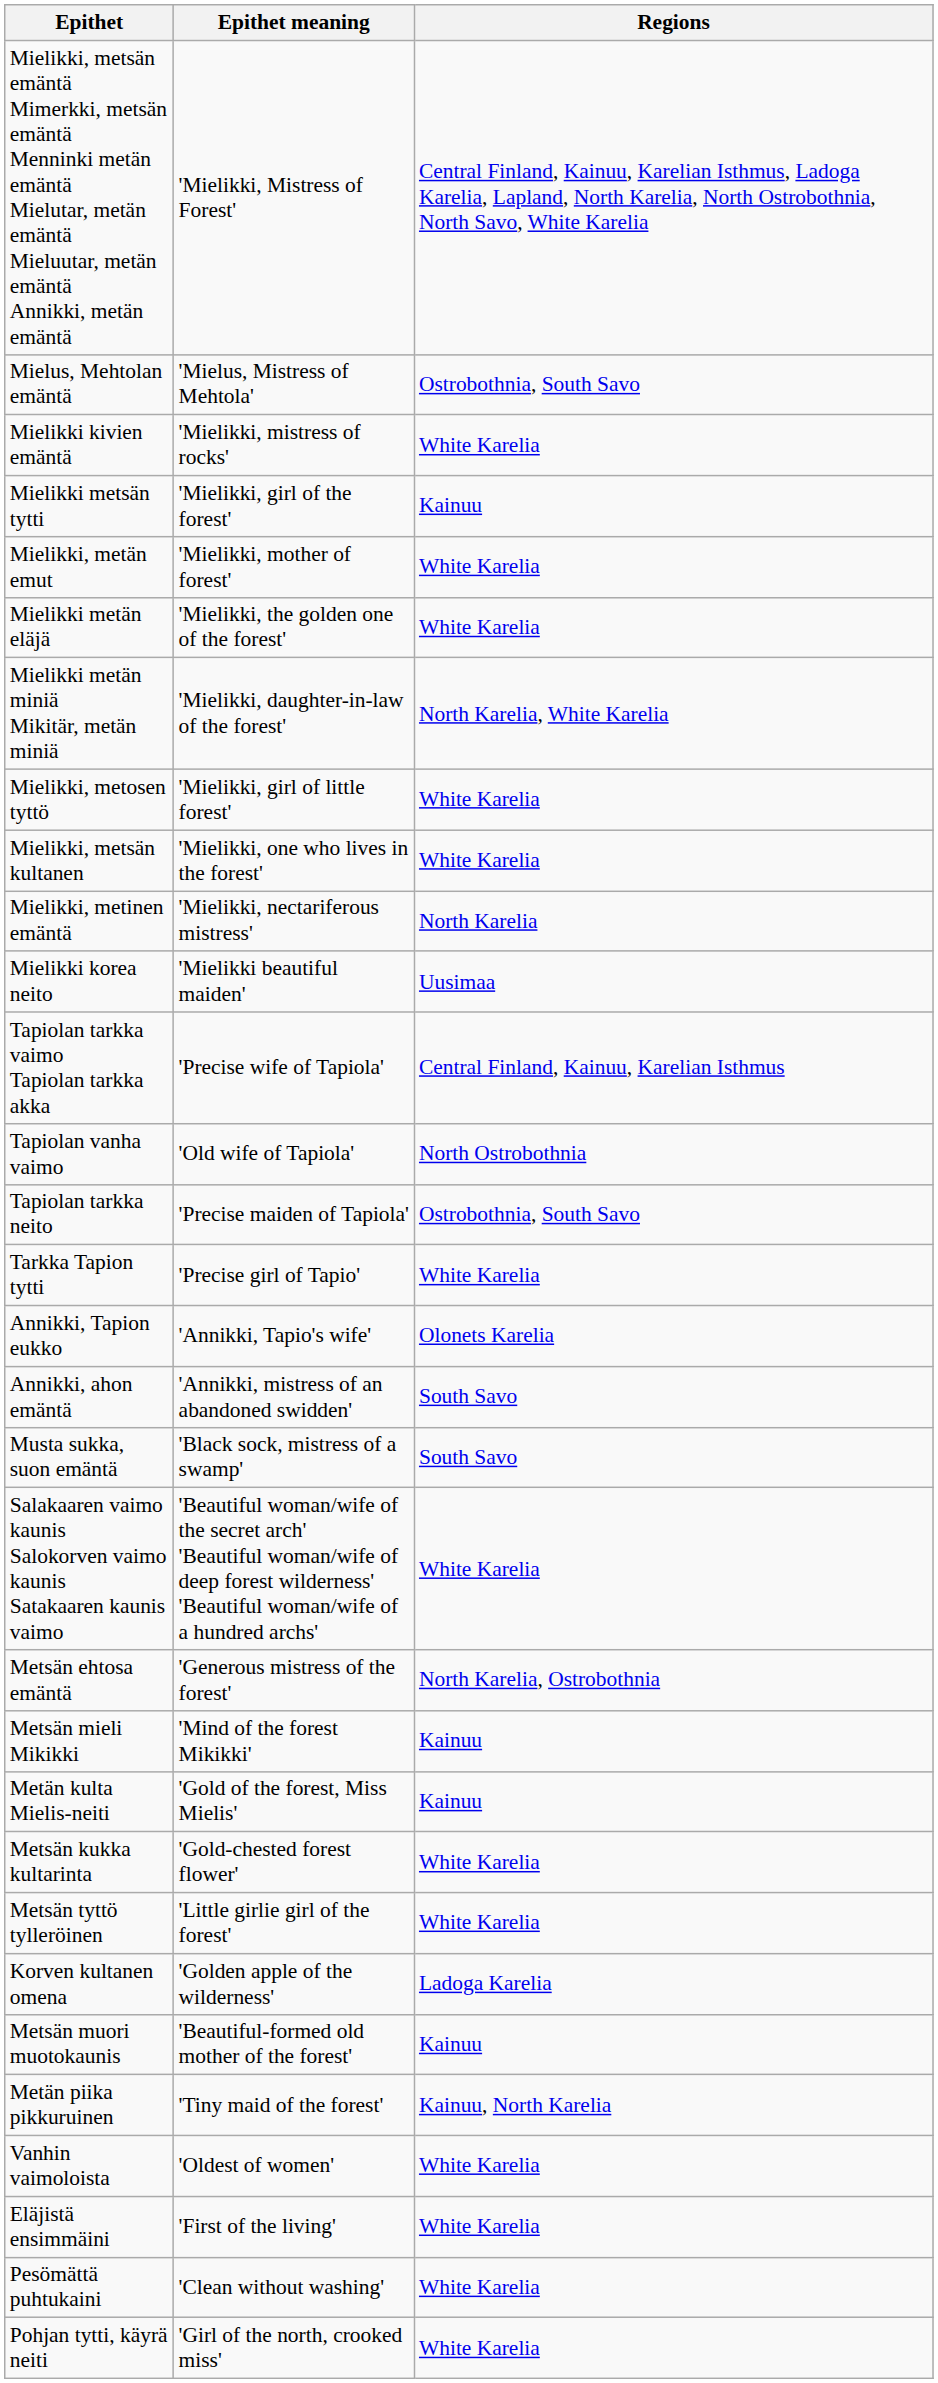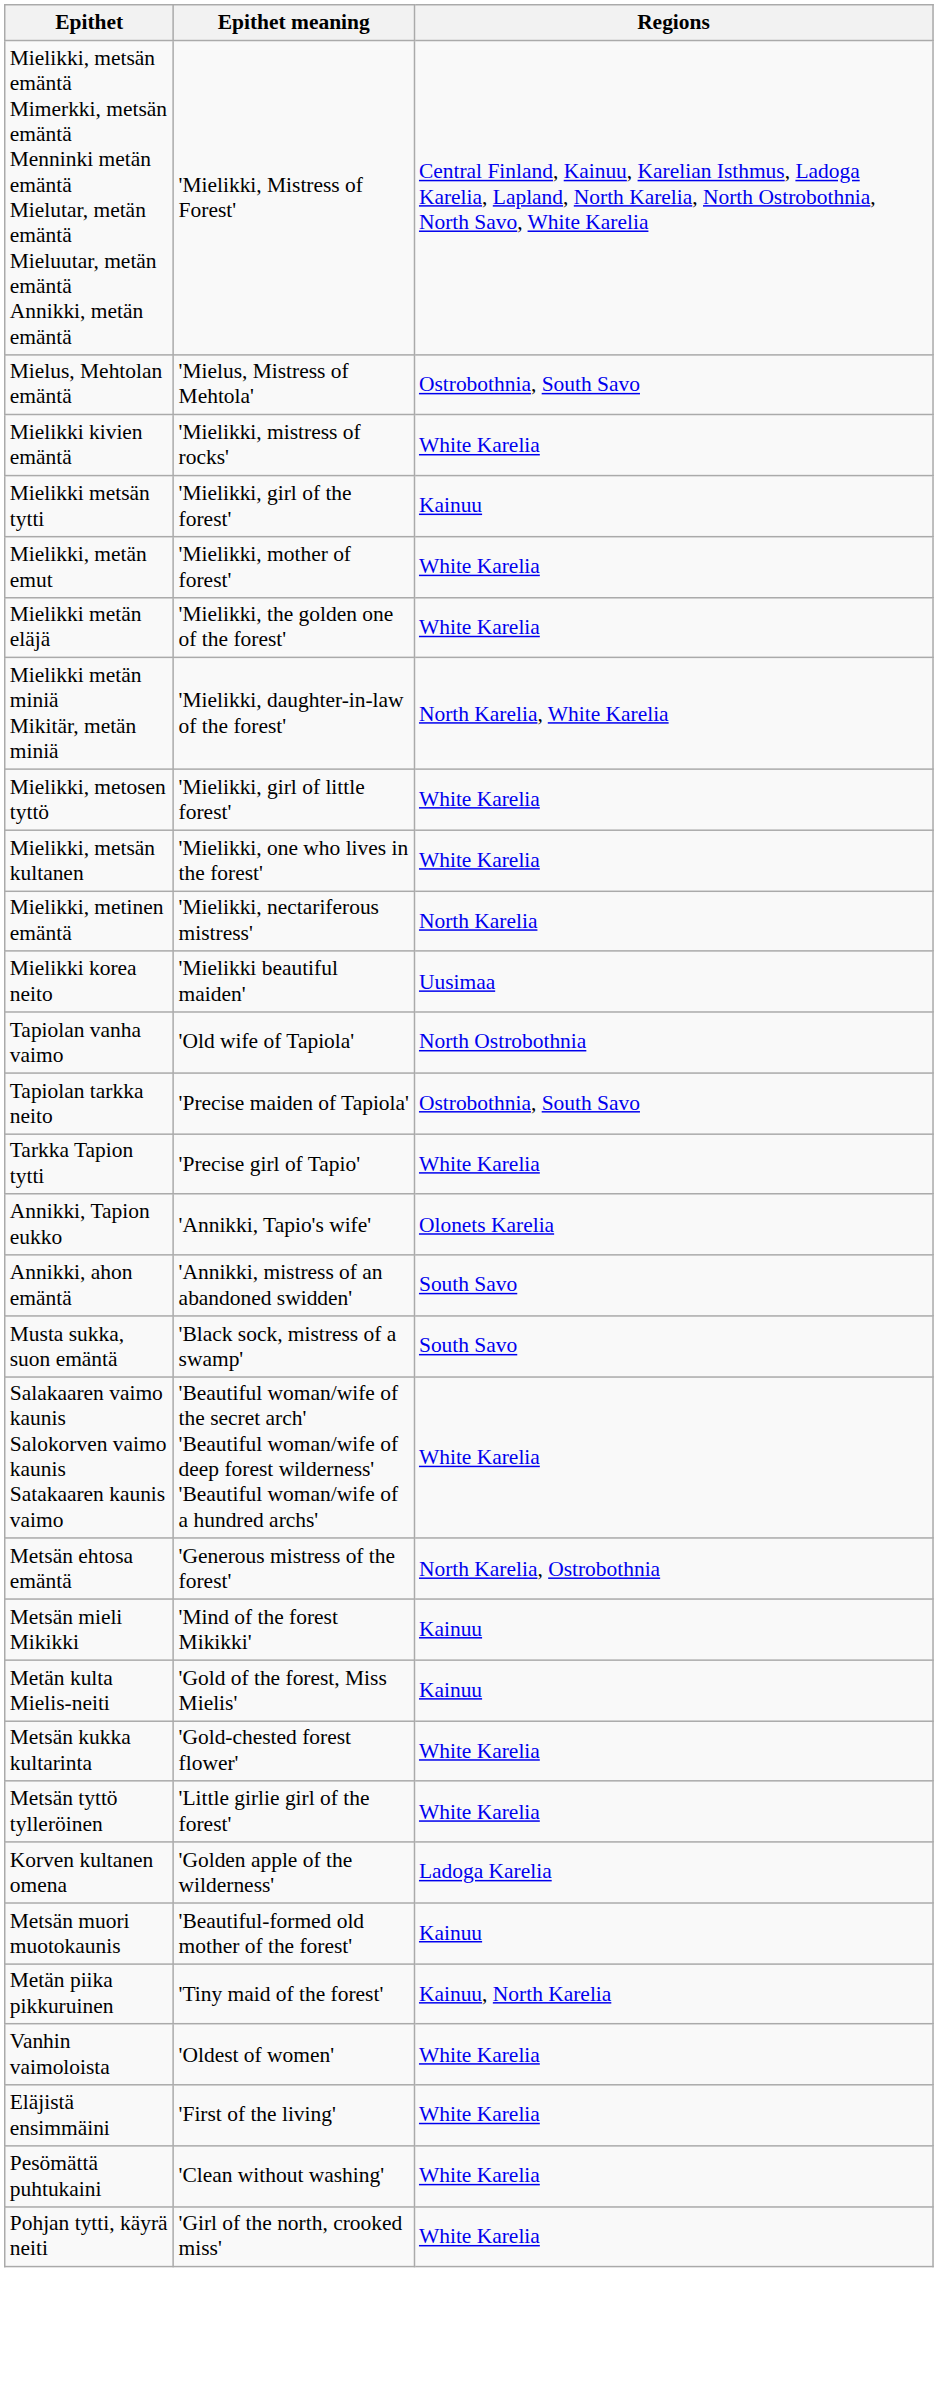- row: (77, 1067)
